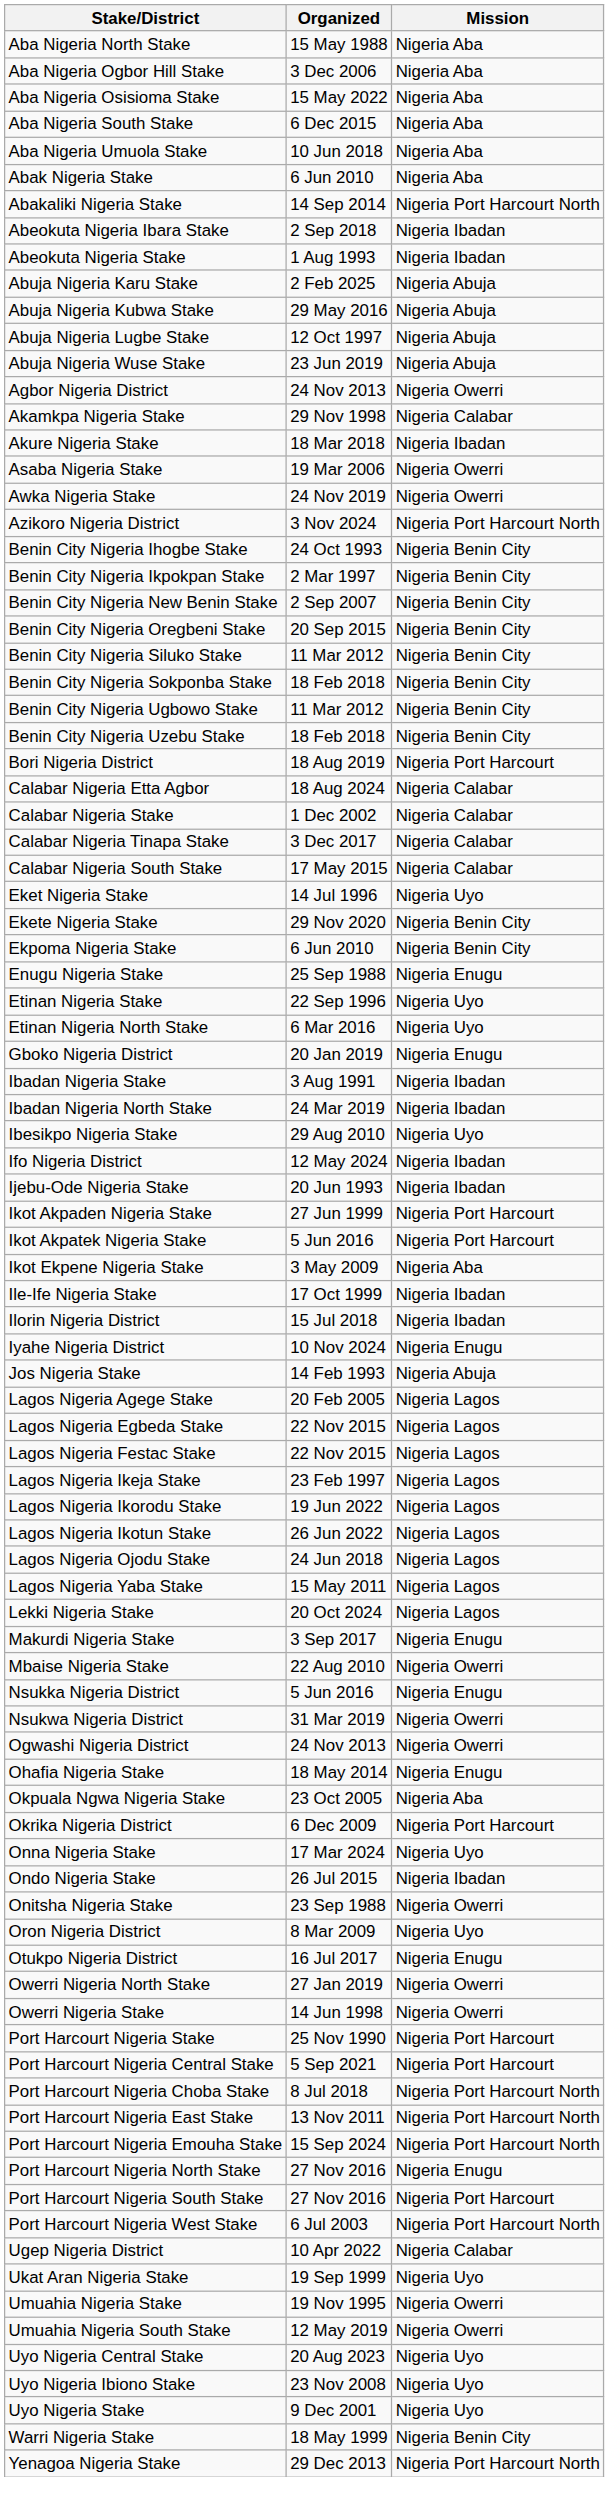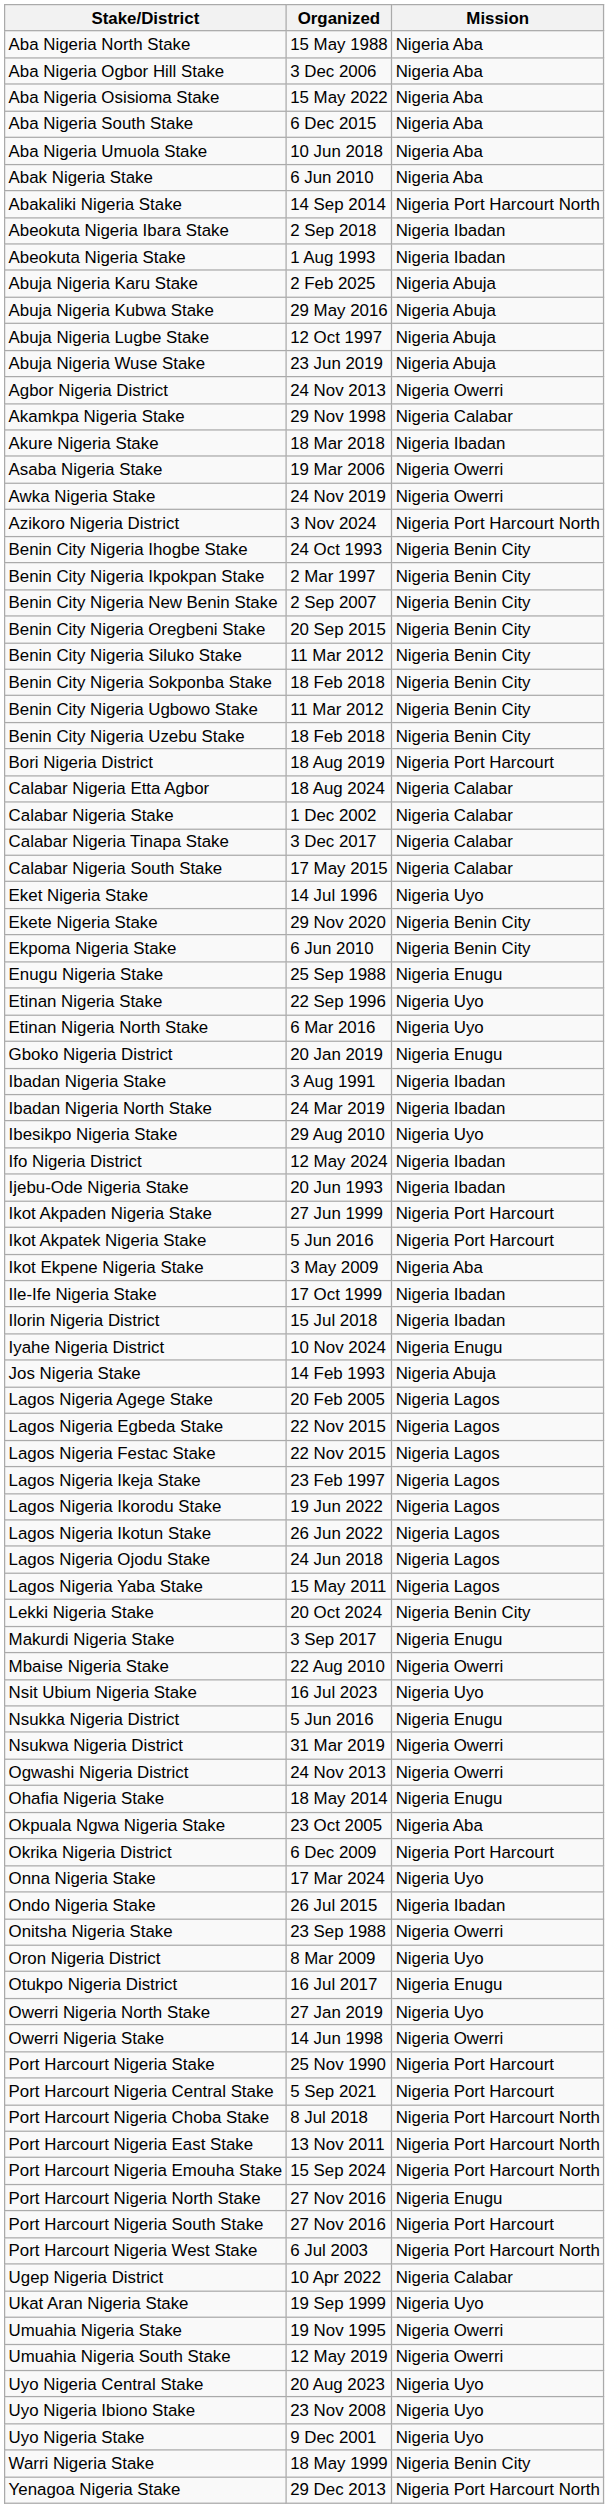(448, 1612) Nigeria Lagos -> (463, 1612) Nigeria Benin City
+ row: (103, 1692)
(449, 1985) Nigeria Owerri -> (440, 2011) Nigeria Uyo
